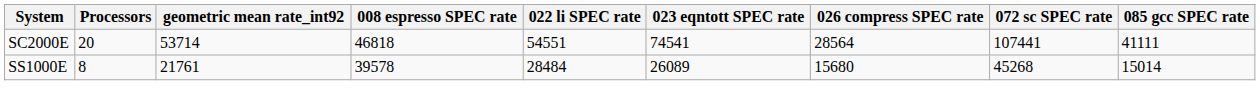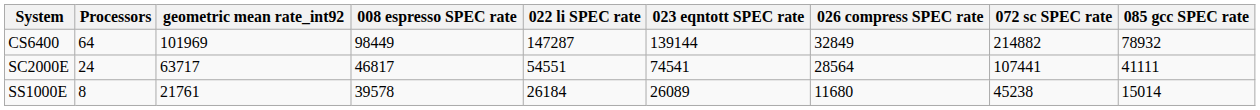+ row: (34, 42)
(86, 42) 20 -> (86, 67) 24
(180, 42) 53714 -> (180, 67) 63717
(374, 42) 46818 -> (374, 67) 46817
(547, 67) 28484 -> (547, 92) 26184
(834, 67) 15680 -> (834, 92) 11680
(1013, 67) 45268 -> (1013, 92) 45238
